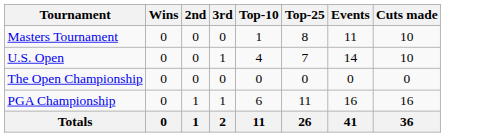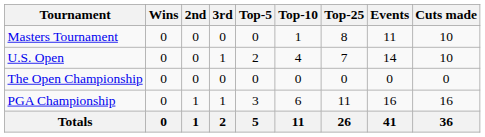+ column: (255, 15)
